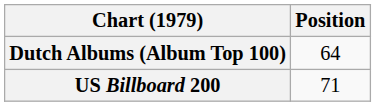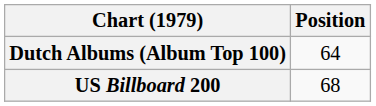(330, 85) 71 -> (330, 85) 68
